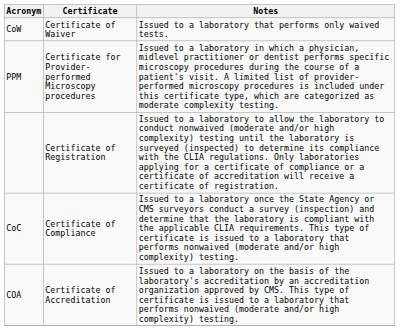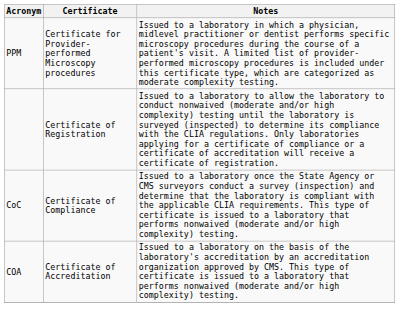- row: (14, 29)
